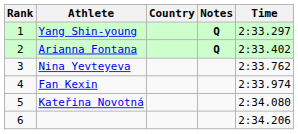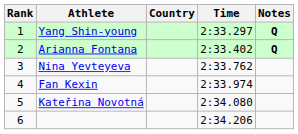columns swapped: (265, 13) <-> (217, 13)
